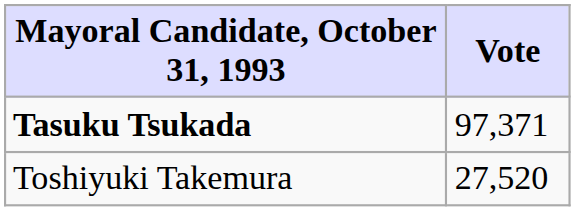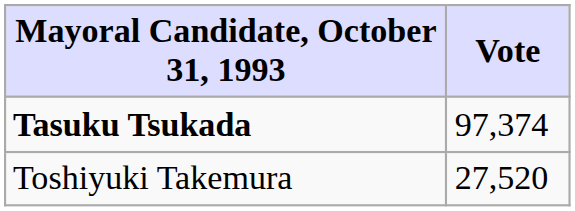(501, 123) 97,371 -> (501, 123) 97,374
